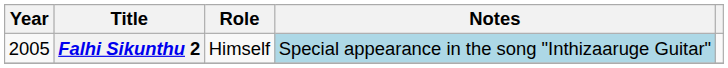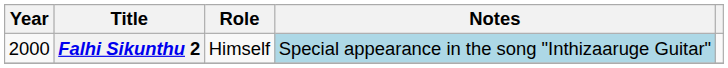(29, 48) 2005 -> (29, 48) 2000
